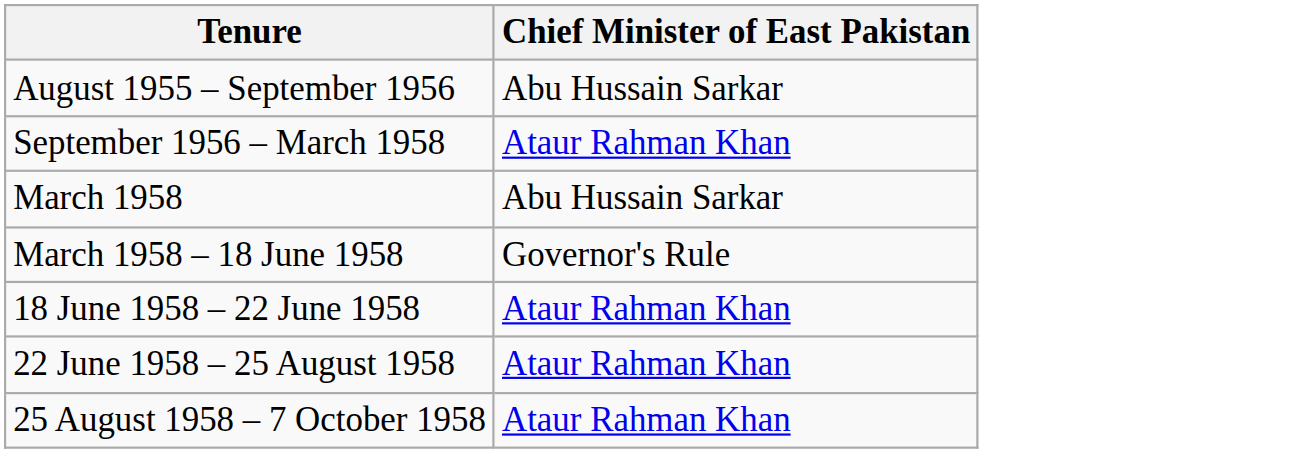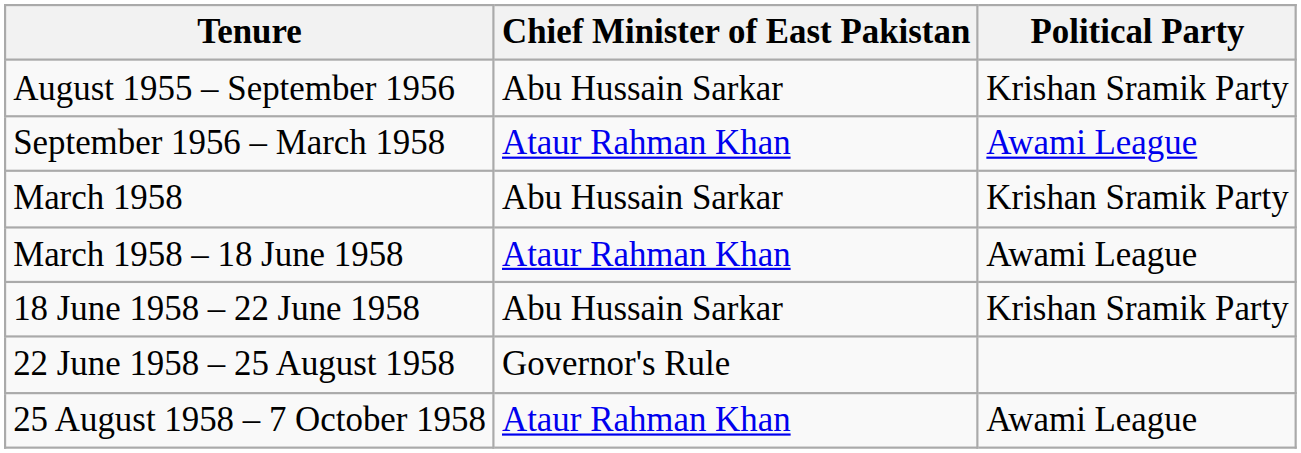+ column: (1137, 32)
(616, 253) Governor's Rule -> (646, 253) Ataur Rahman Khan
(646, 308) Ataur Rahman Khan -> (642, 308) Abu Hussain Sarkar
(646, 364) Ataur Rahman Khan -> (616, 364) Governor's Rule
